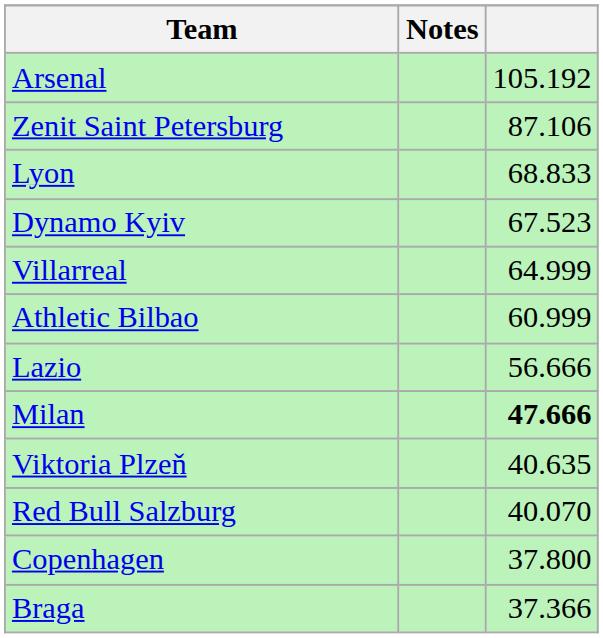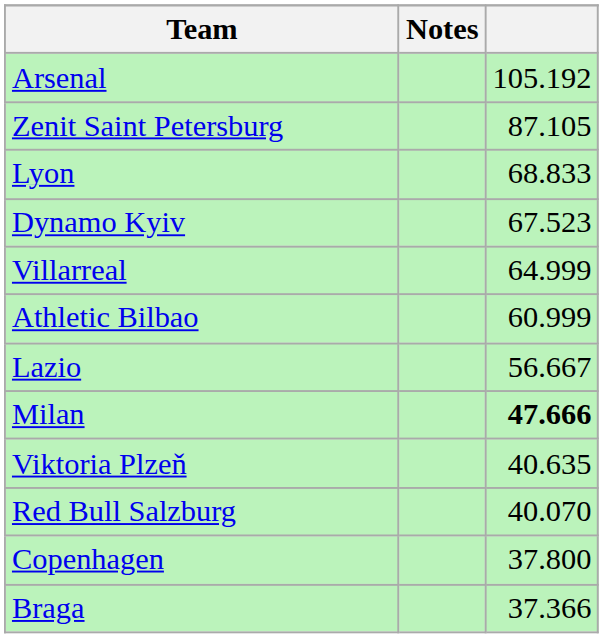(550, 125) 87.106 -> (550, 125) 87.105
(550, 366) 56.666 -> (550, 366) 56.667
